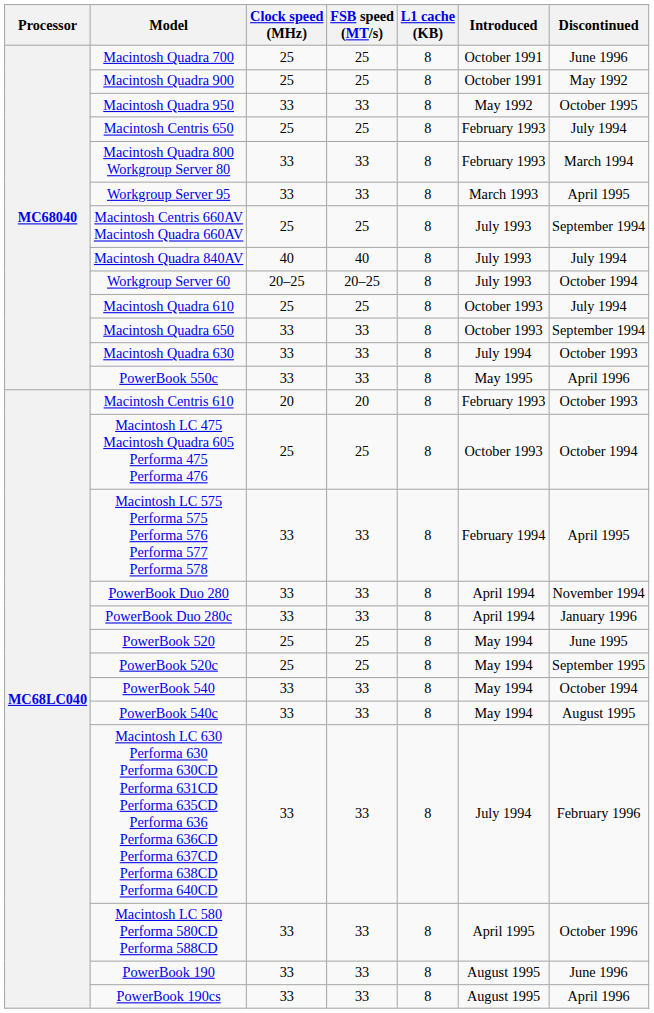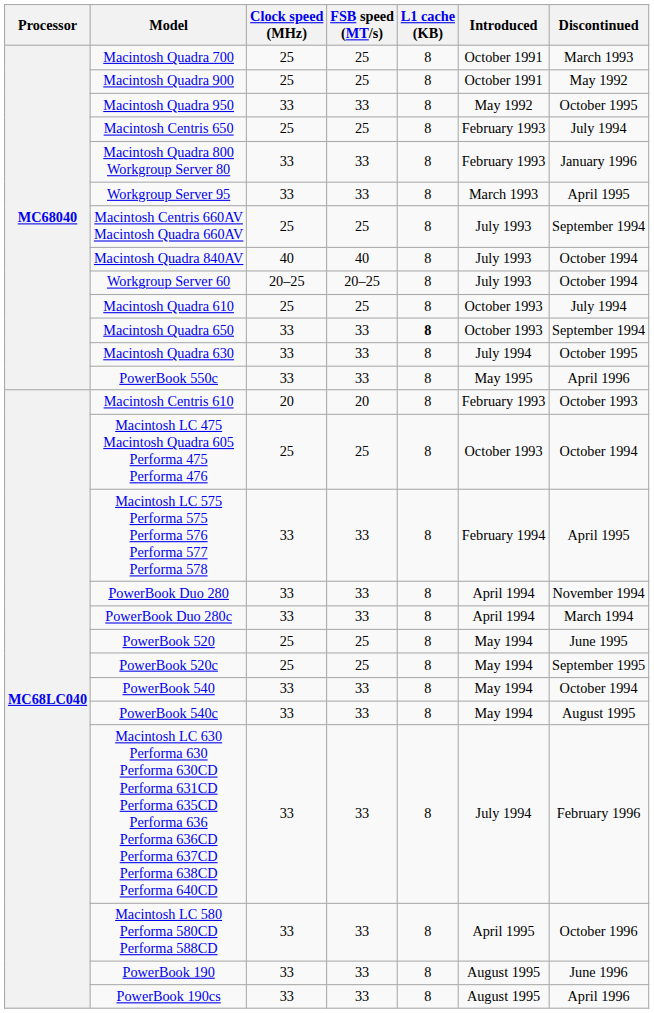(599, 57) June 1996 -> (599, 57) March 1993
(599, 161) March 1994 -> (599, 161) January 1996
(599, 259) July 1994 -> (599, 259) October 1994
(428, 330) normal -> (428, 330) bold
(599, 354) October 1993 -> (599, 354) October 1995
(599, 617) January 1996 -> (599, 617) March 1994
